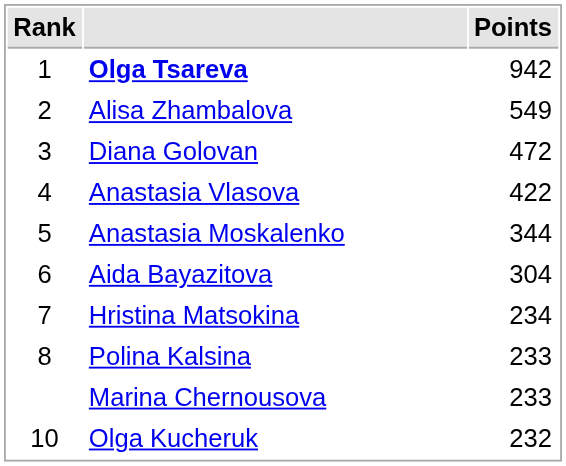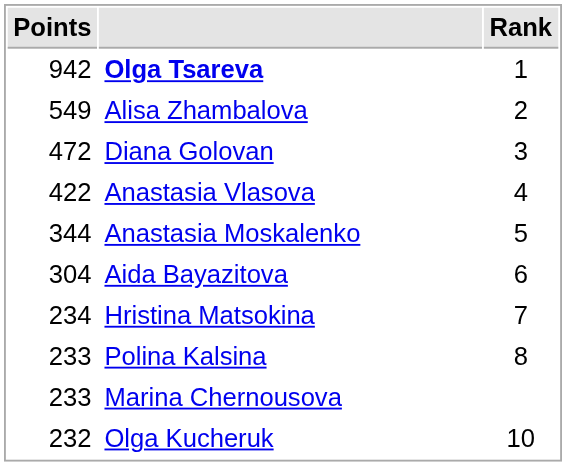columns swapped: (45, 27) <-> (513, 27)
